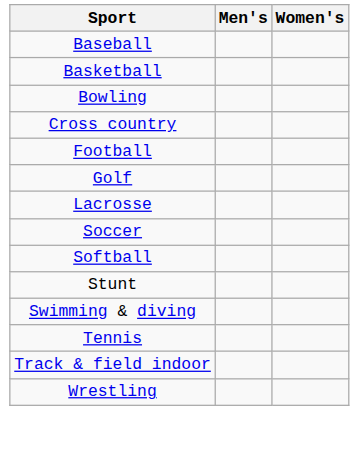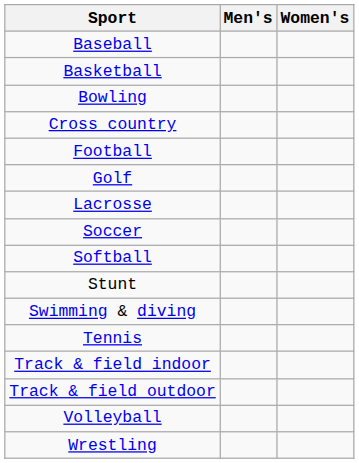+ row: (113, 392)
+ row: (113, 418)
